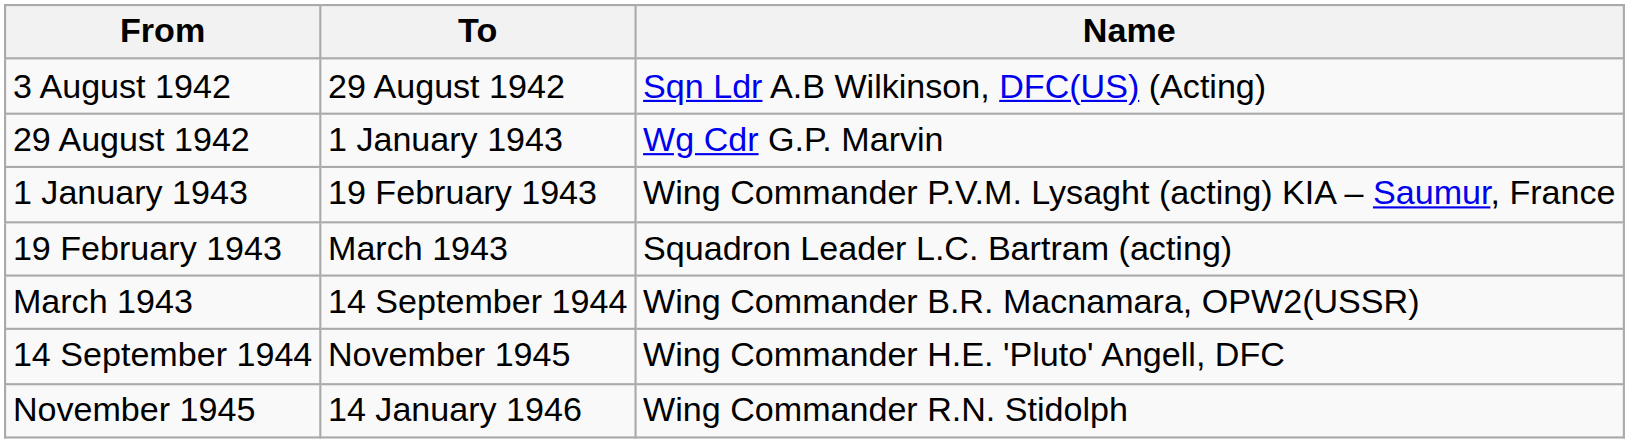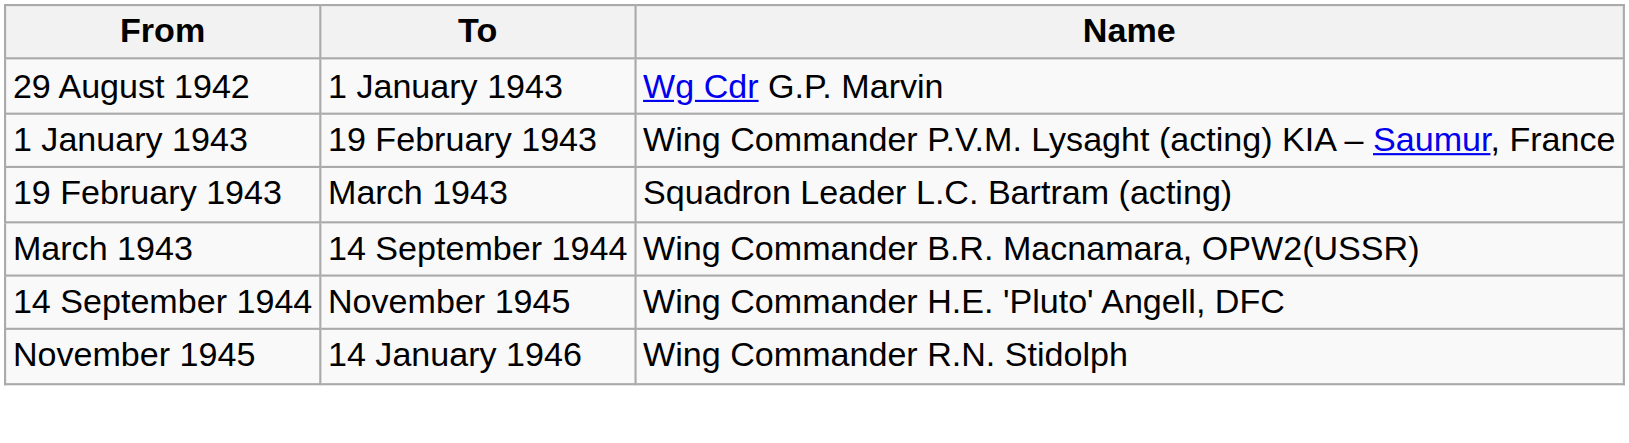- row: (122, 85)
